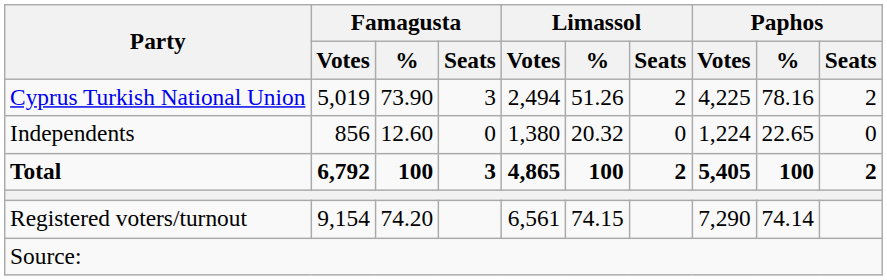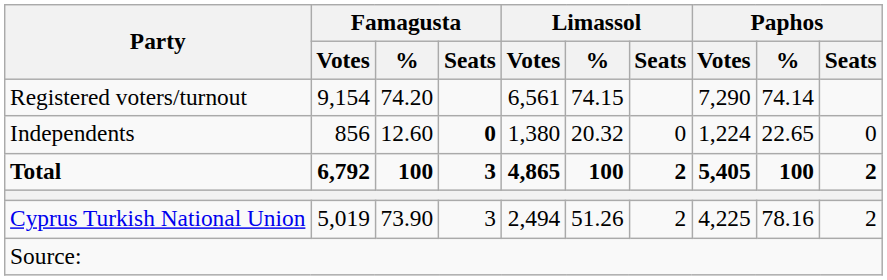rows swapped: (158, 97) <-> (129, 219)
(490, 134) normal -> (490, 134) bold
